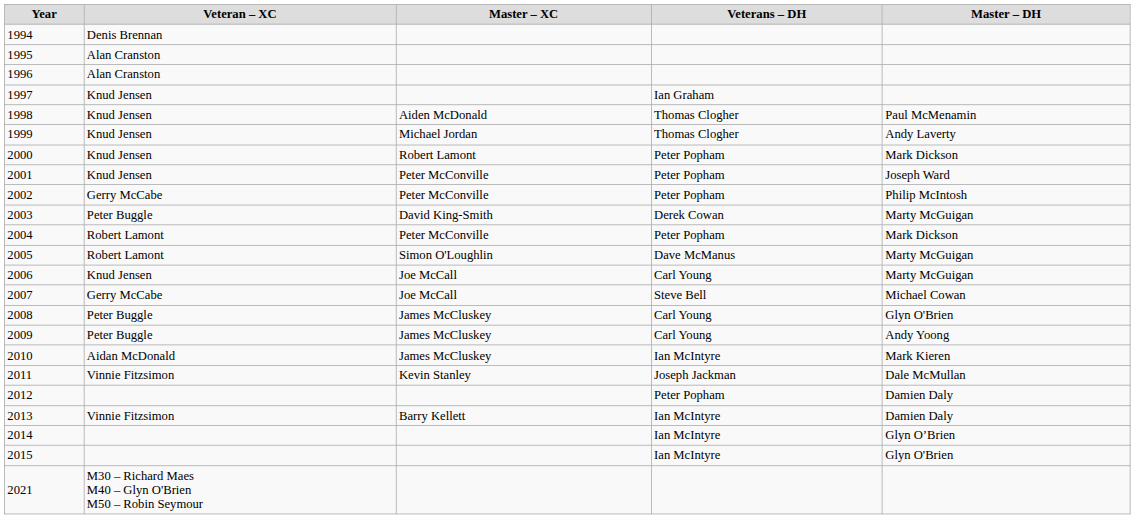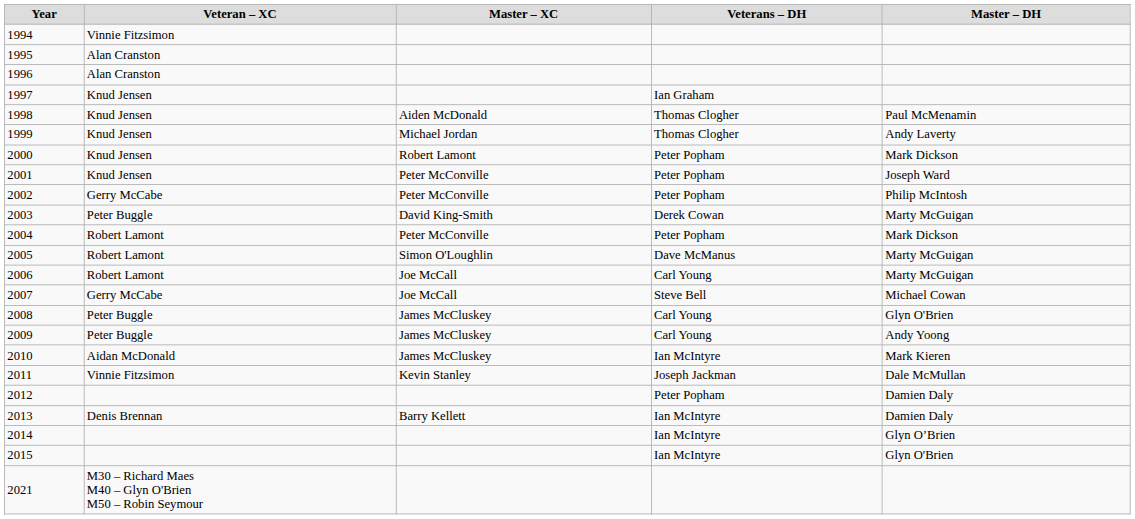(125, 34) Denis Brennan -> (131, 34) Vinnie Fitzsimon
(119, 275) Knud Jensen -> (125, 275) Robert Lamont
(131, 415) Vinnie Fitzsimon -> (125, 415) Denis Brennan
